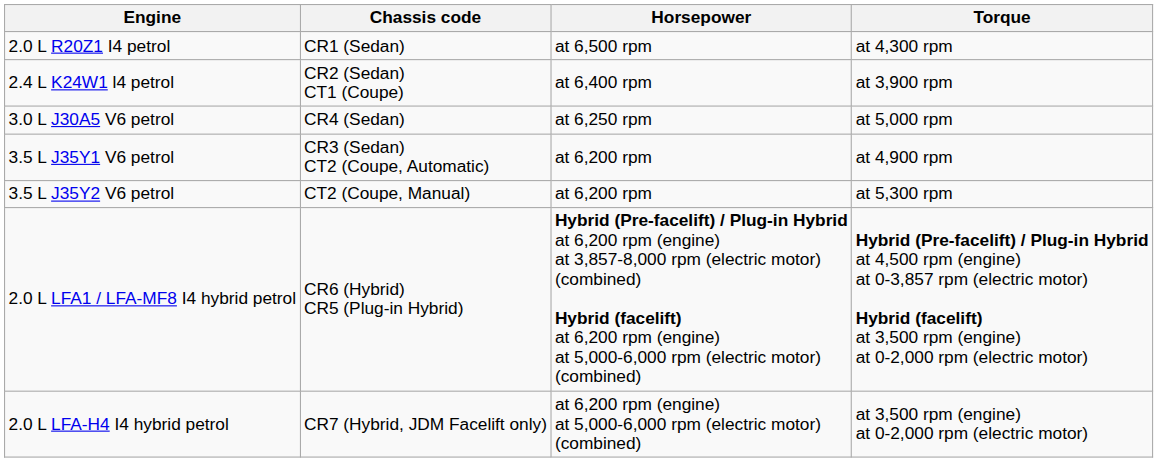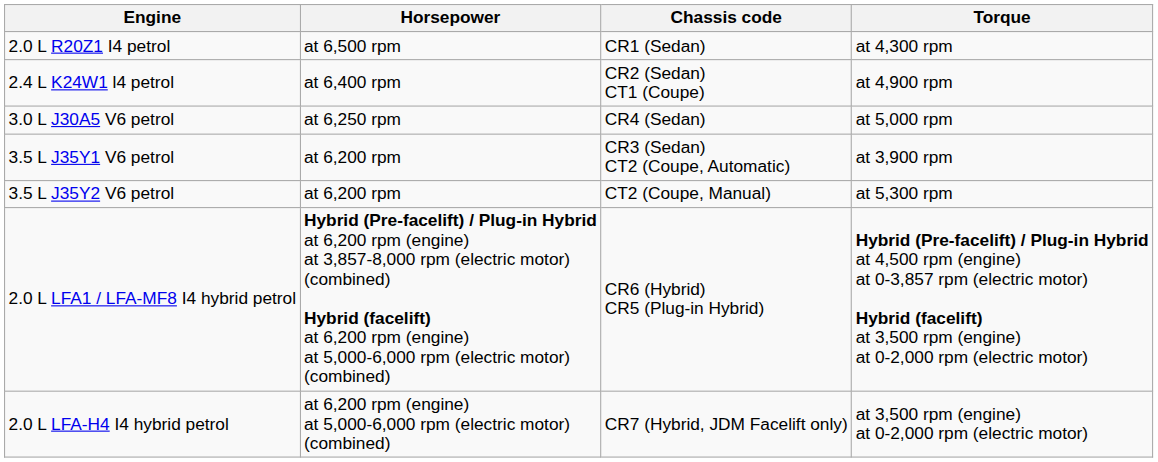columns swapped: (425, 18) <-> (701, 18)
(904, 82) at 3,900 rpm -> (904, 82) at 4,900 rpm
(904, 156) at 4,900 rpm -> (904, 156) at 3,900 rpm
